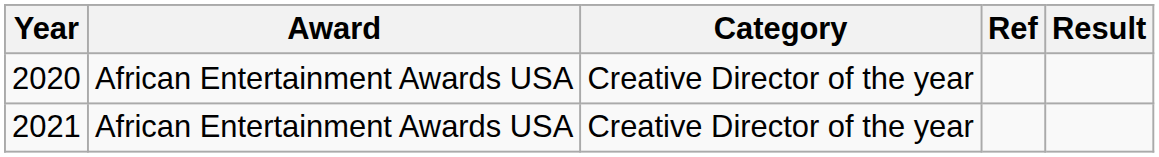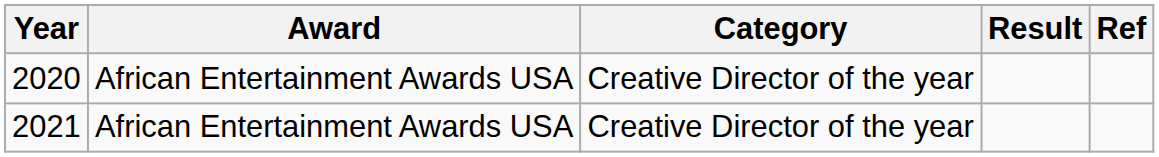columns swapped: (1099, 28) <-> (1013, 28)
